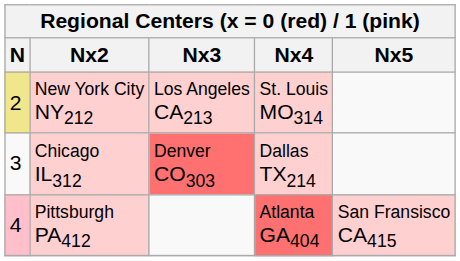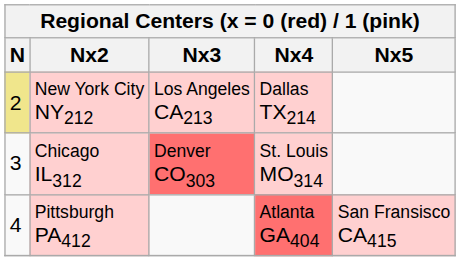(294, 104) St. Louis MO314 -> (288, 104) Dallas TX214
(288, 165) Dallas TX214 -> (294, 165) St. Louis MO314
(16, 225) pink background -> (16, 225) no background
